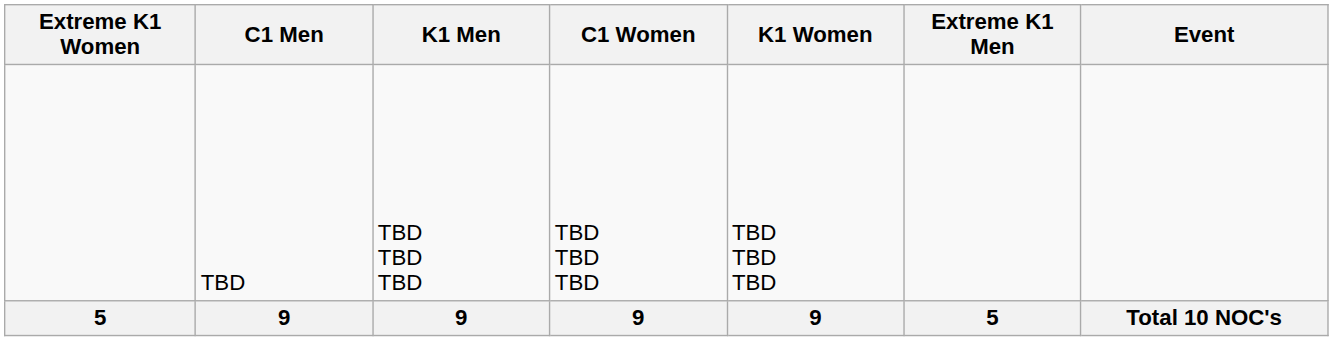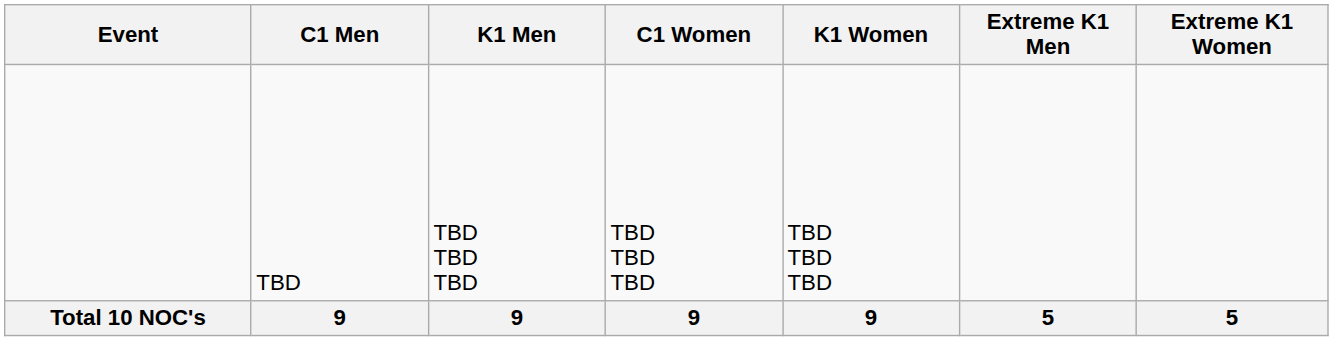columns swapped: (1204, 34) <-> (100, 34)
